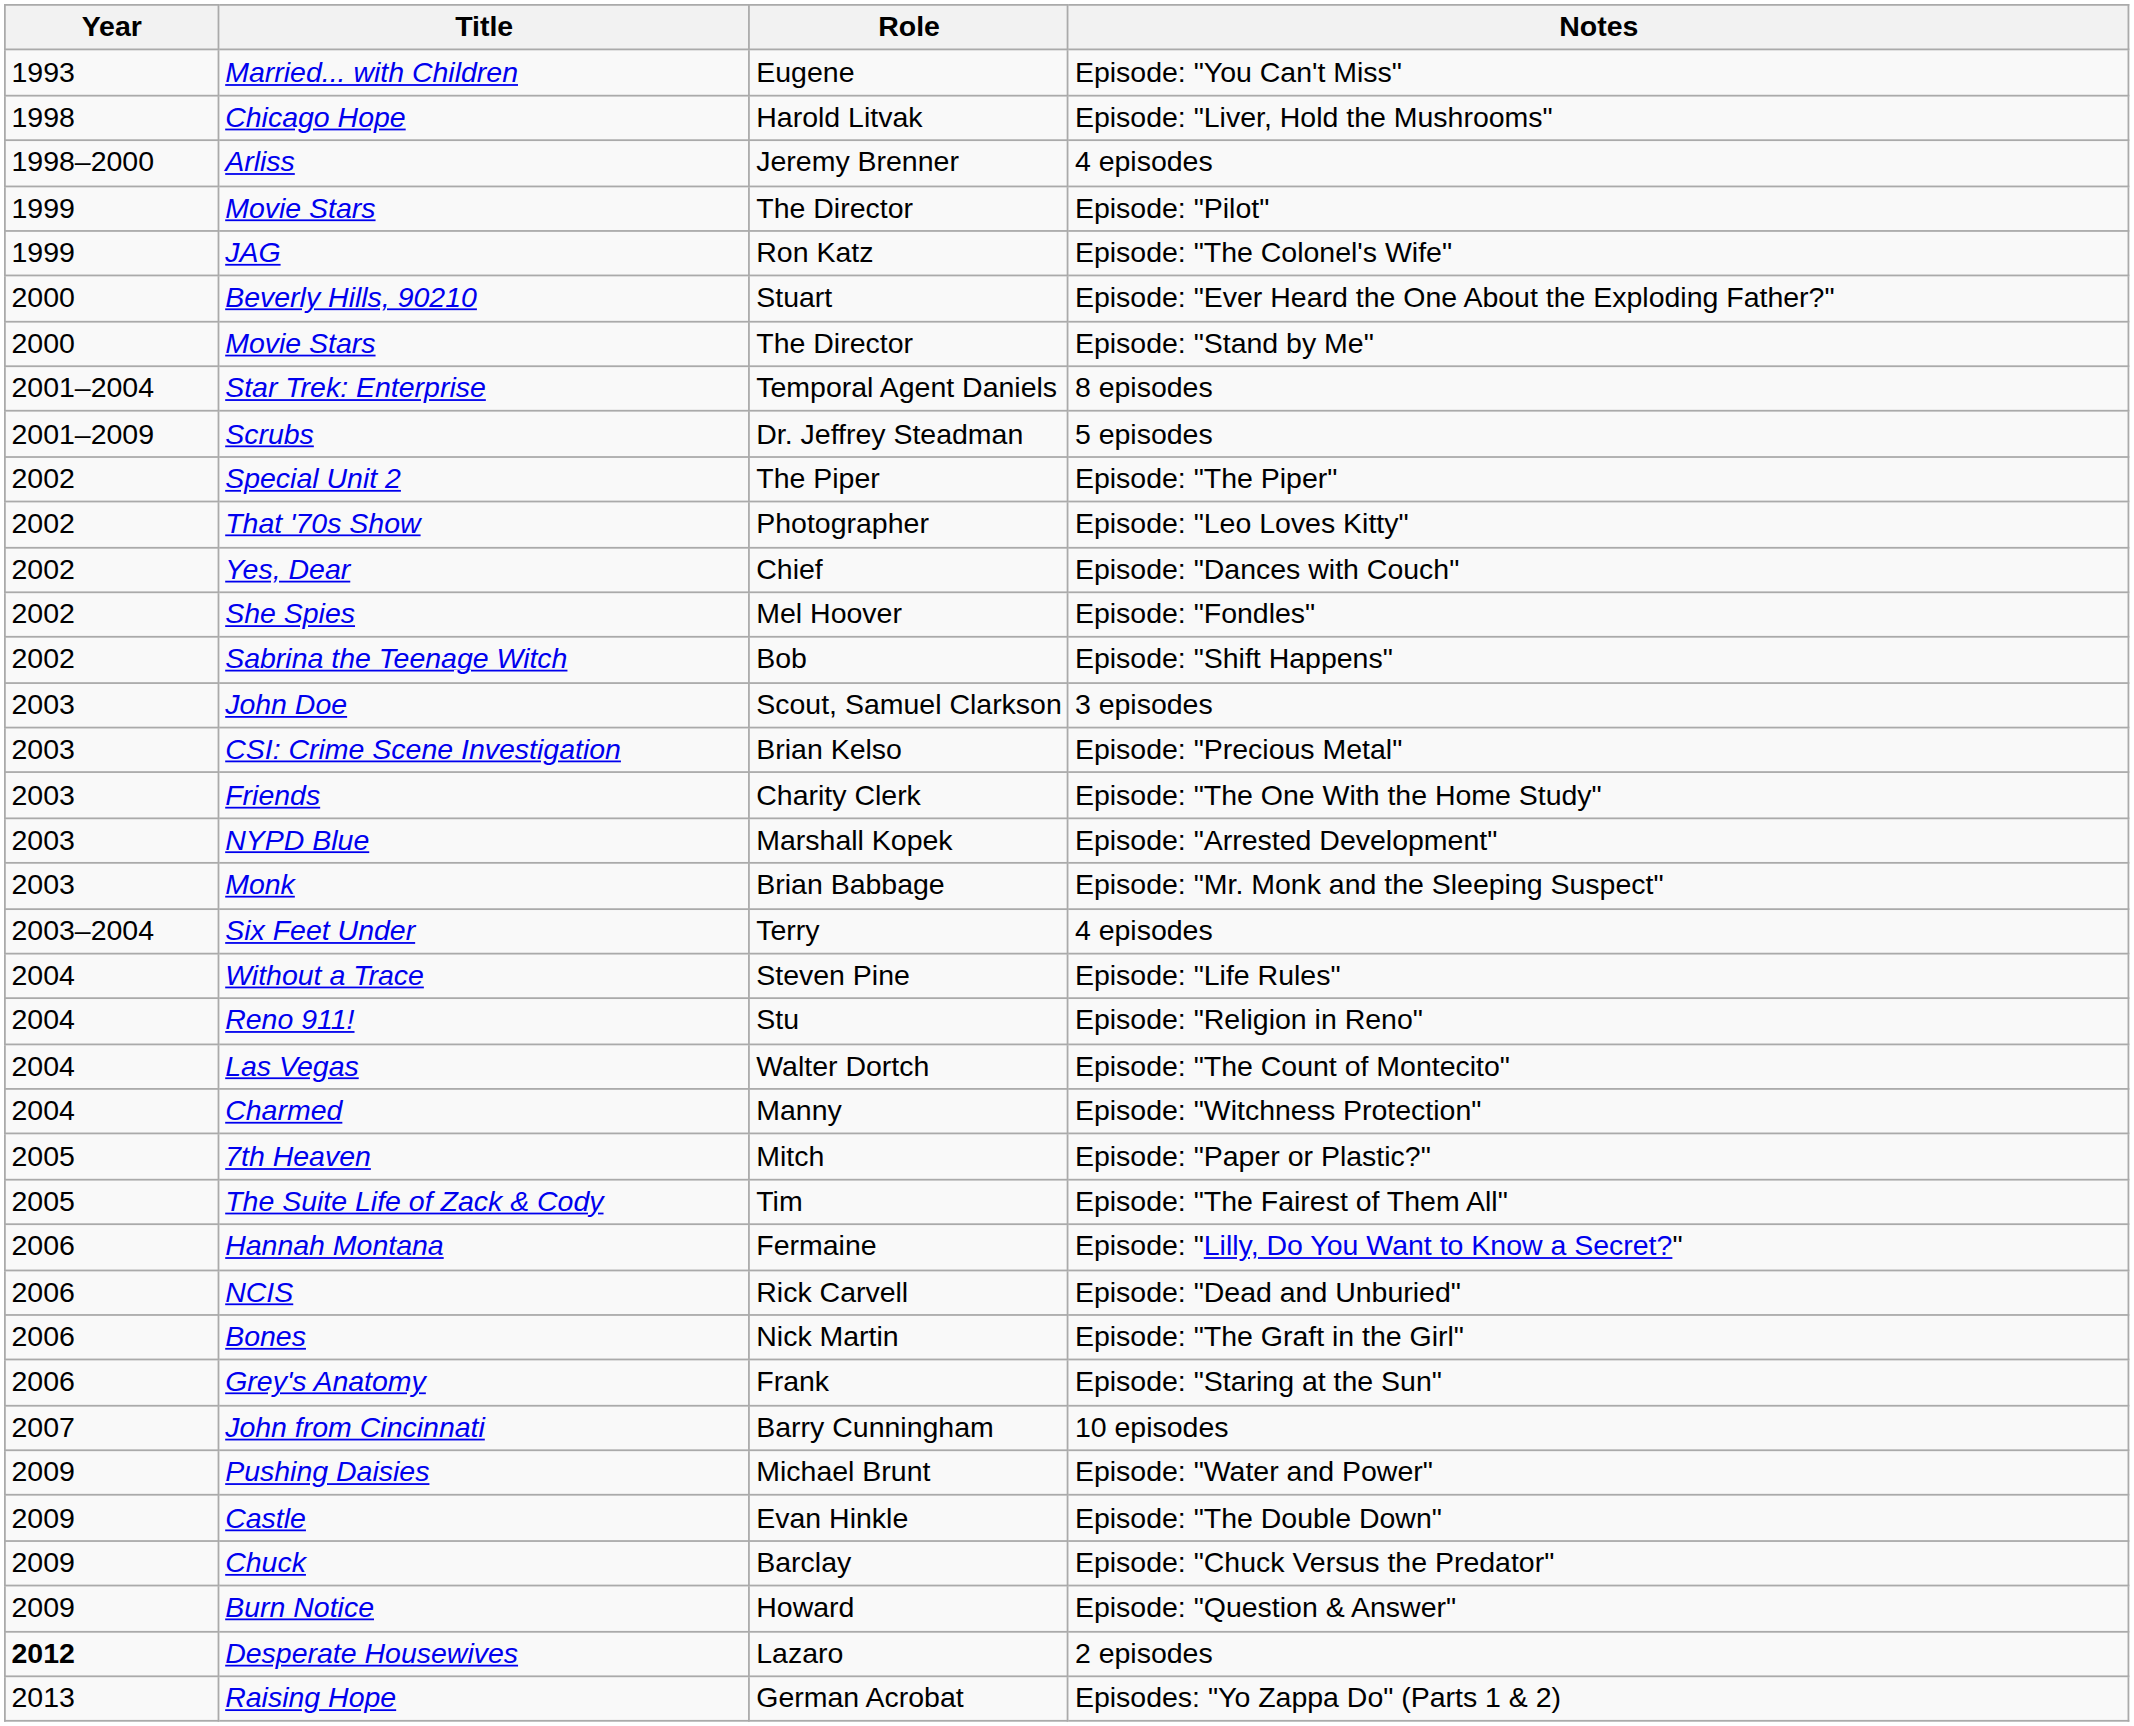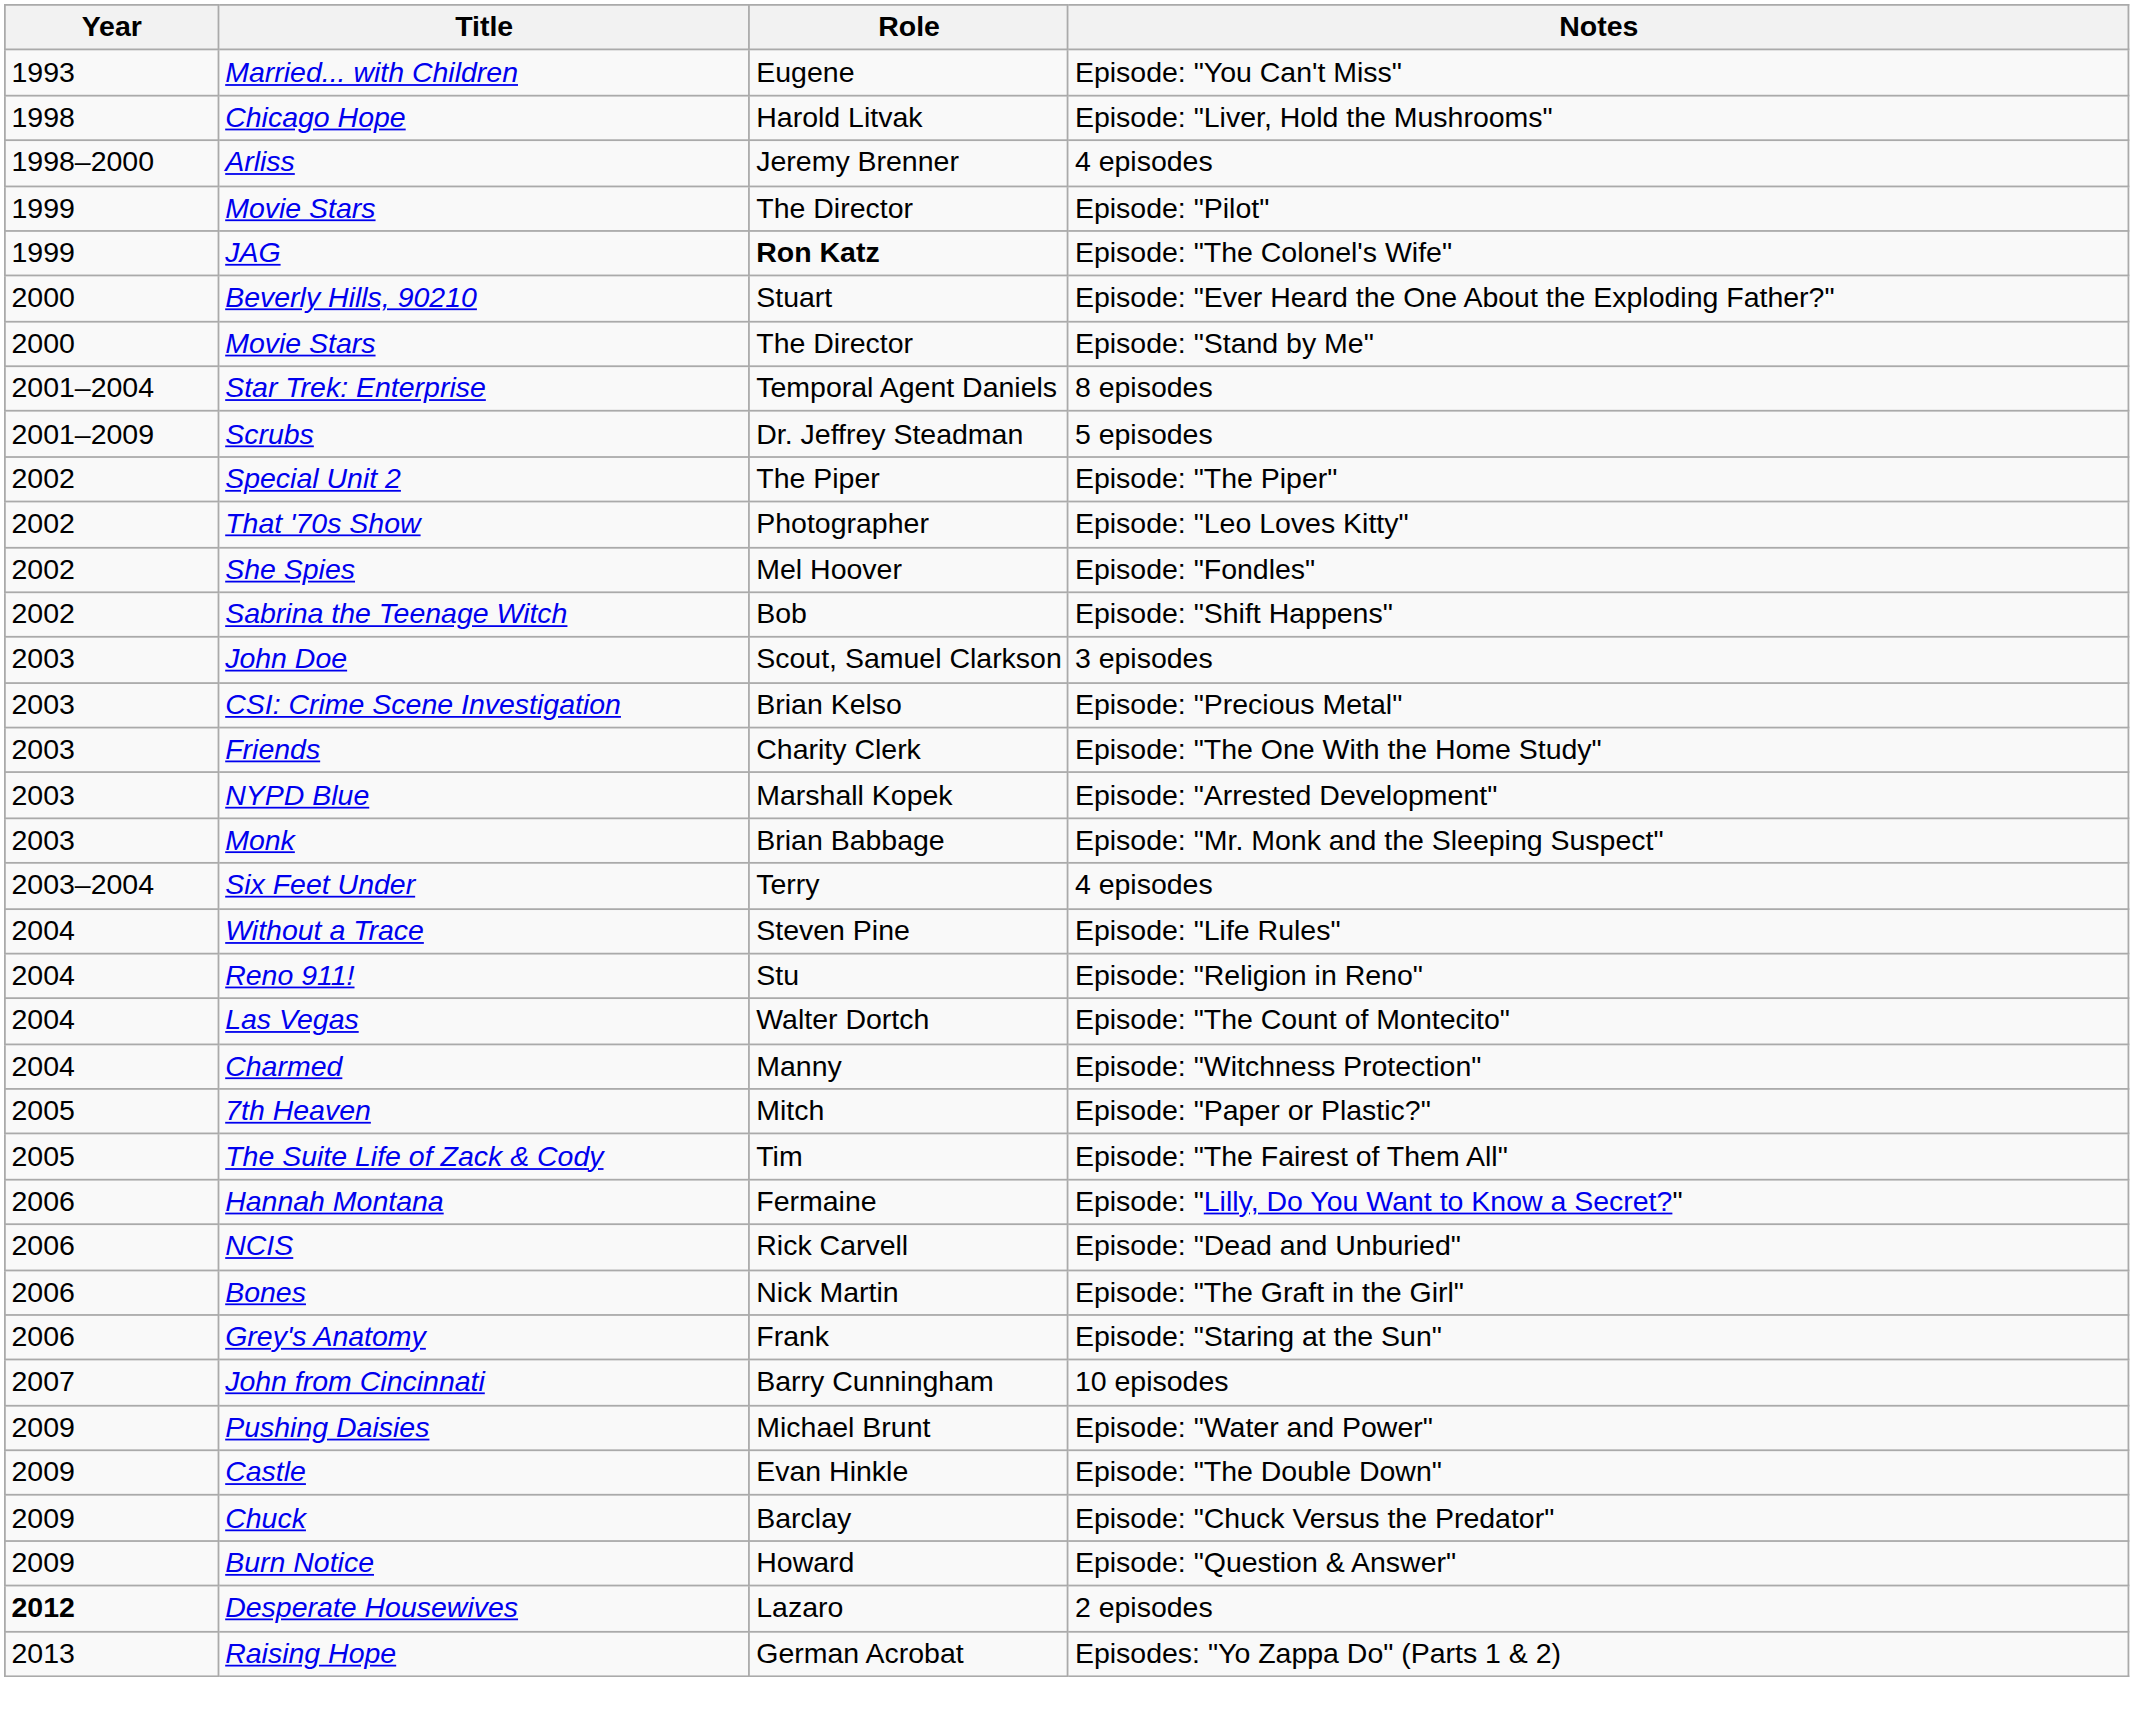(815, 252) normal -> (818, 252) bold
- row: (288, 569)
